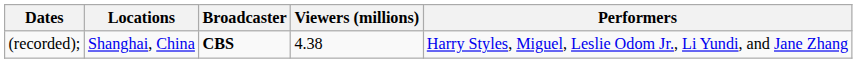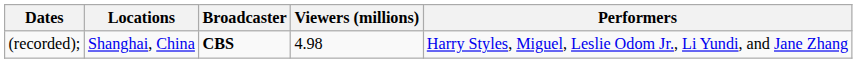(309, 44) 4.38 -> (309, 44) 4.98
